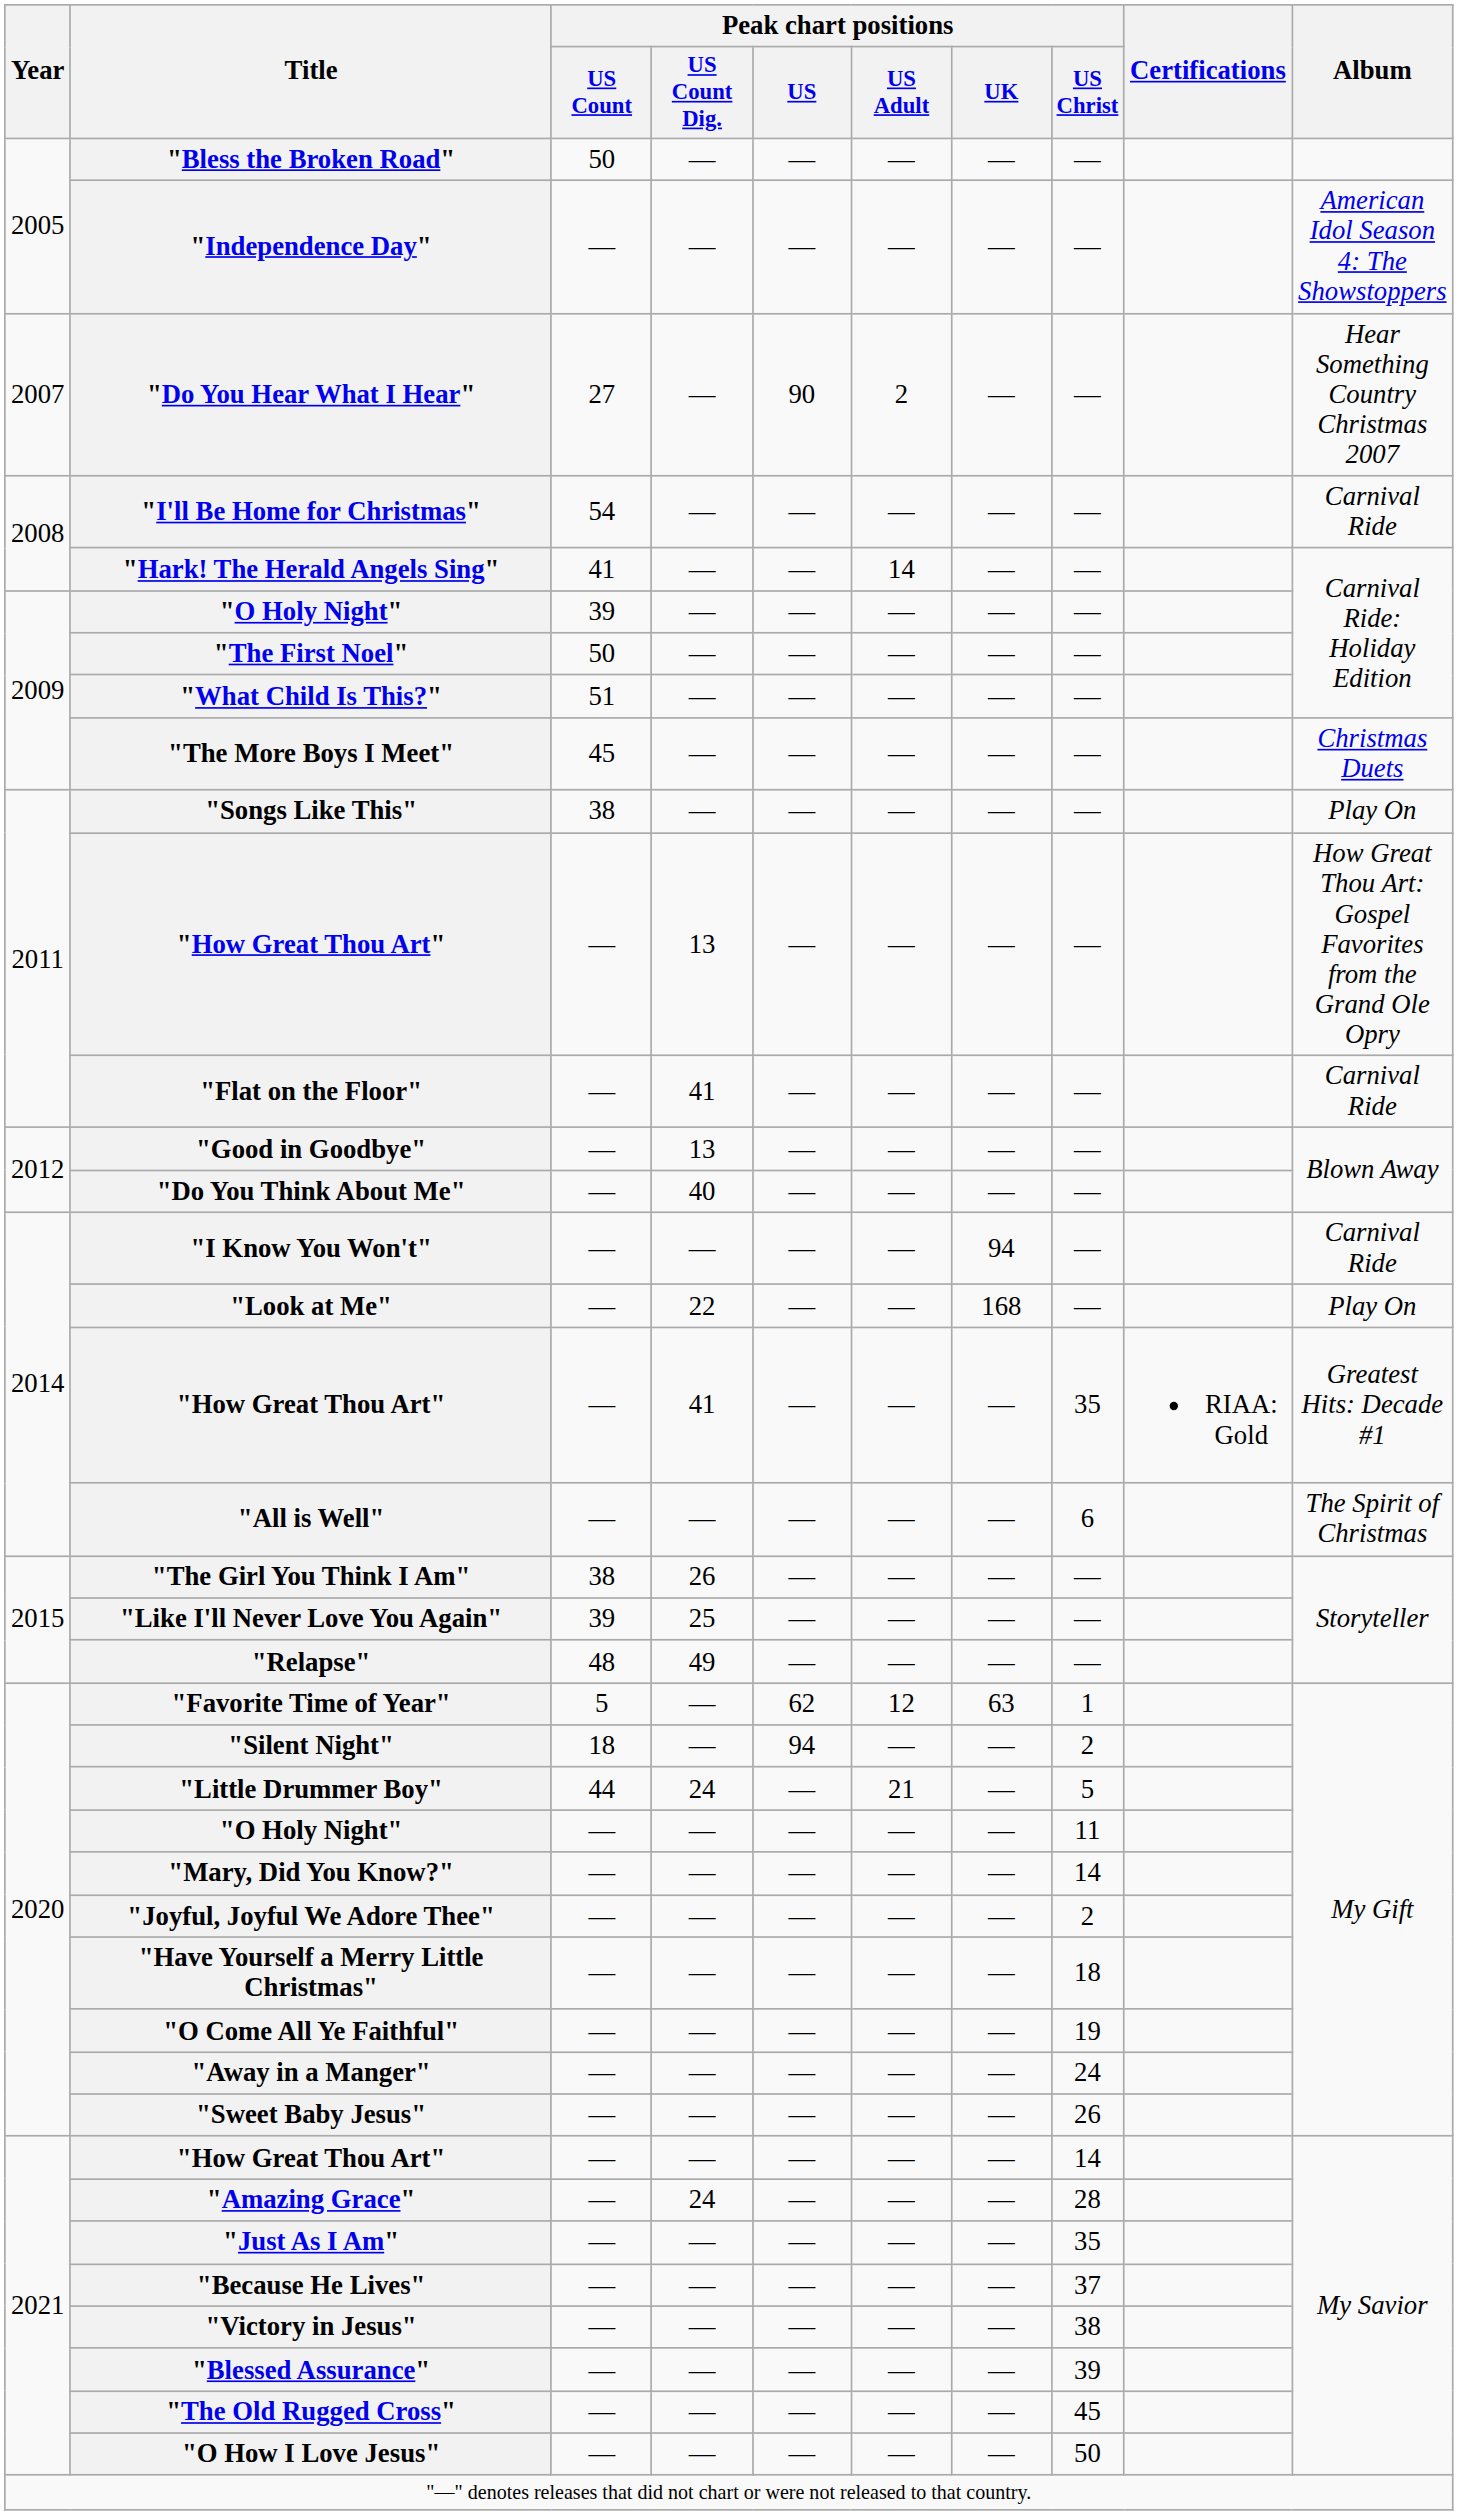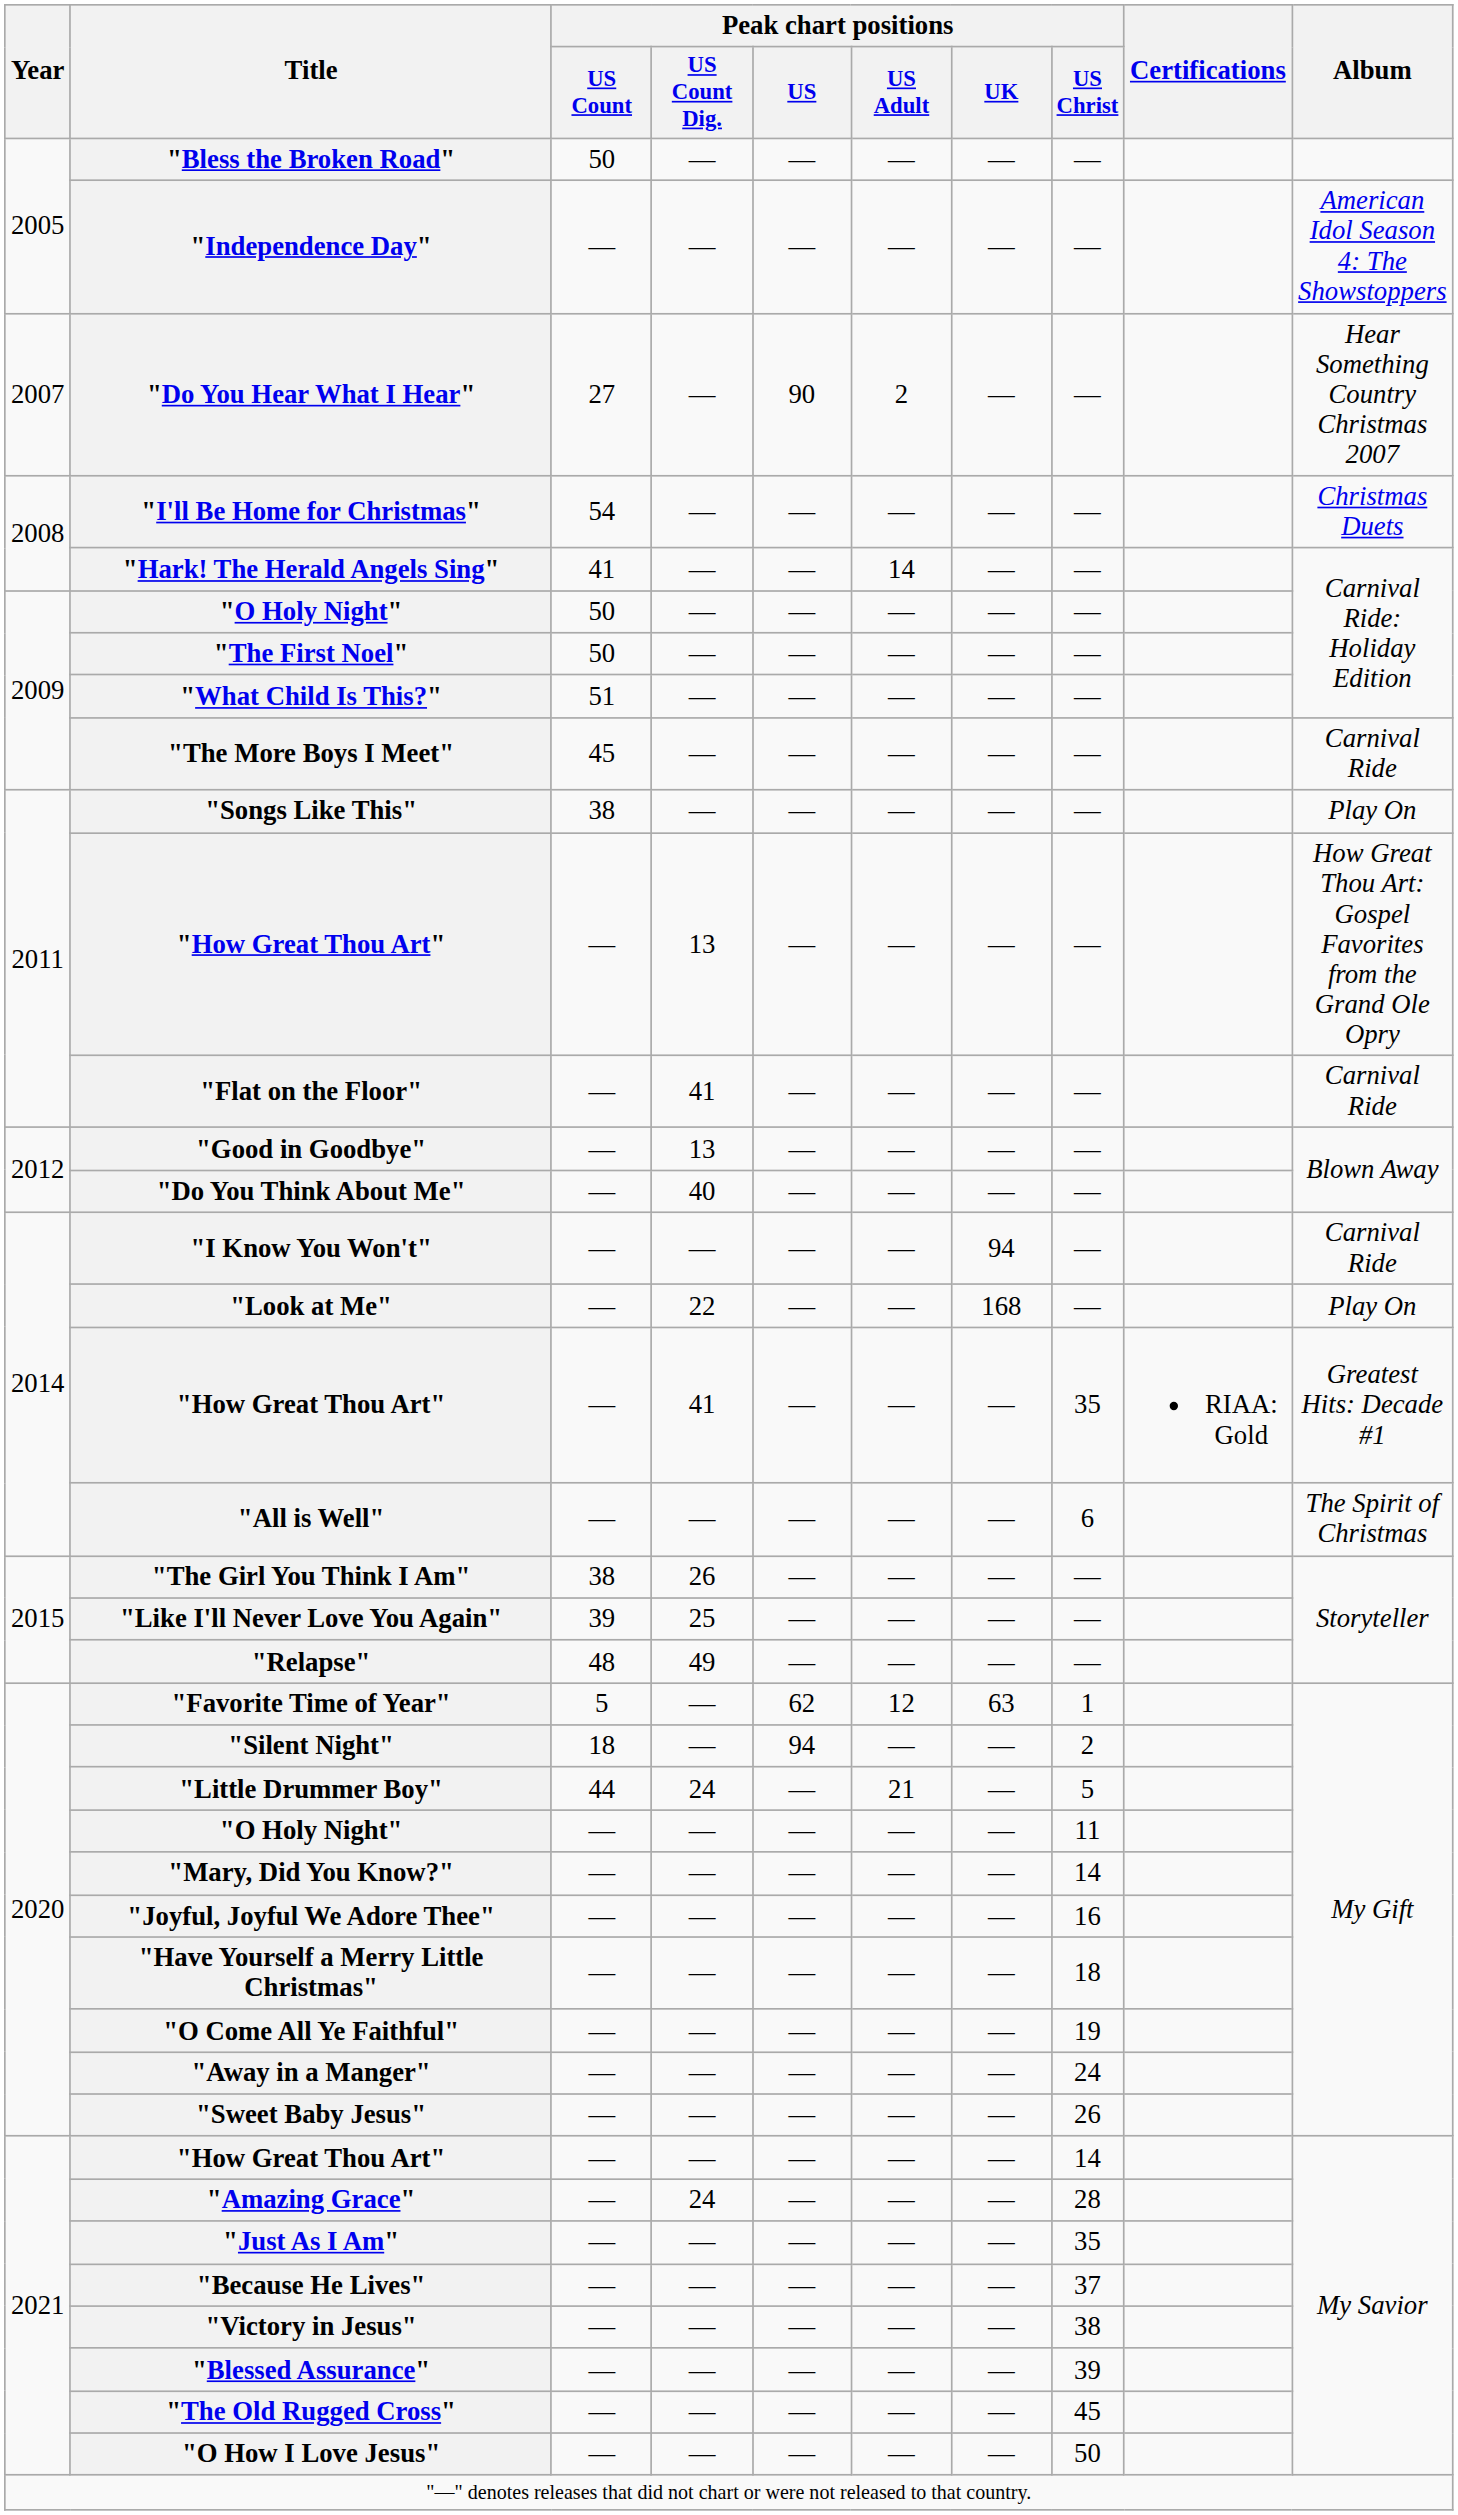(1372, 511) Carnival Ride -> (1372, 511) Christmas Duets
(602, 611) 39 -> (602, 611) 50
(1372, 753) Christmas Duets -> (1372, 753) Carnival Ride
(1087, 1915) 2 -> (1087, 1915) 16
